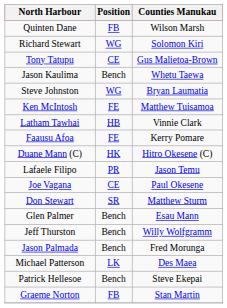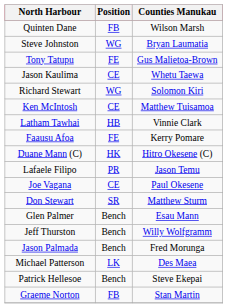rows swapped: (50, 91) <-> (50, 44)
(114, 59) CE -> (114, 59) FE
(114, 75) Bench -> (114, 75) CE
(114, 106) FE -> (114, 106) CE
